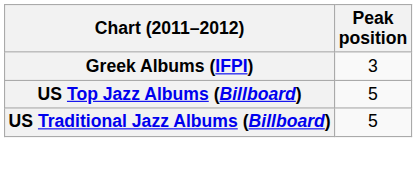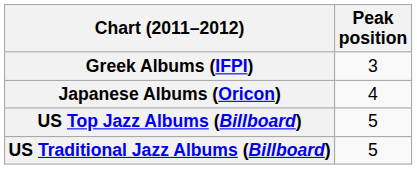+ row: (170, 94)
